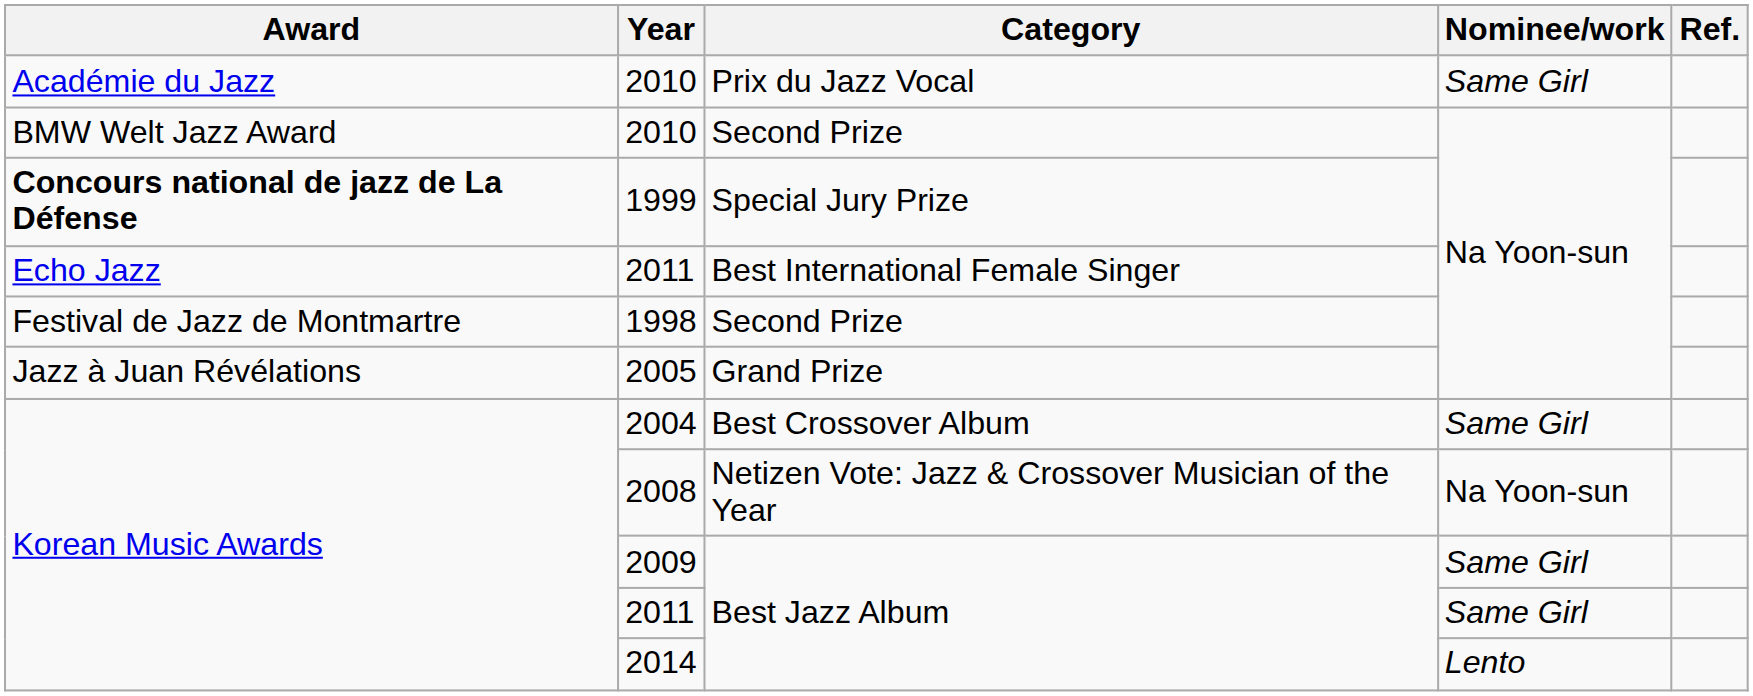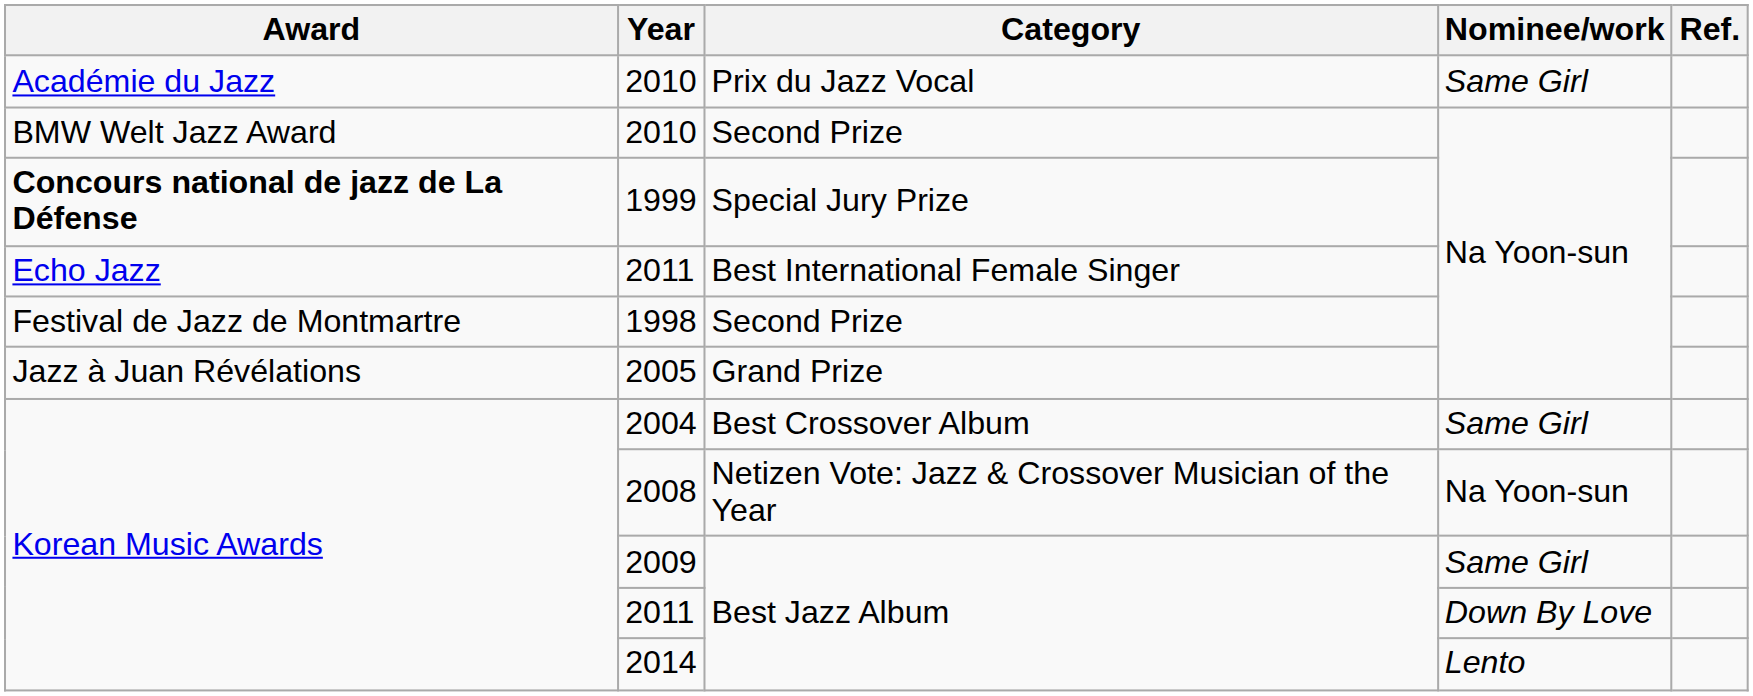(1516, 612) Same Girl -> (1549, 612) Down By Love
